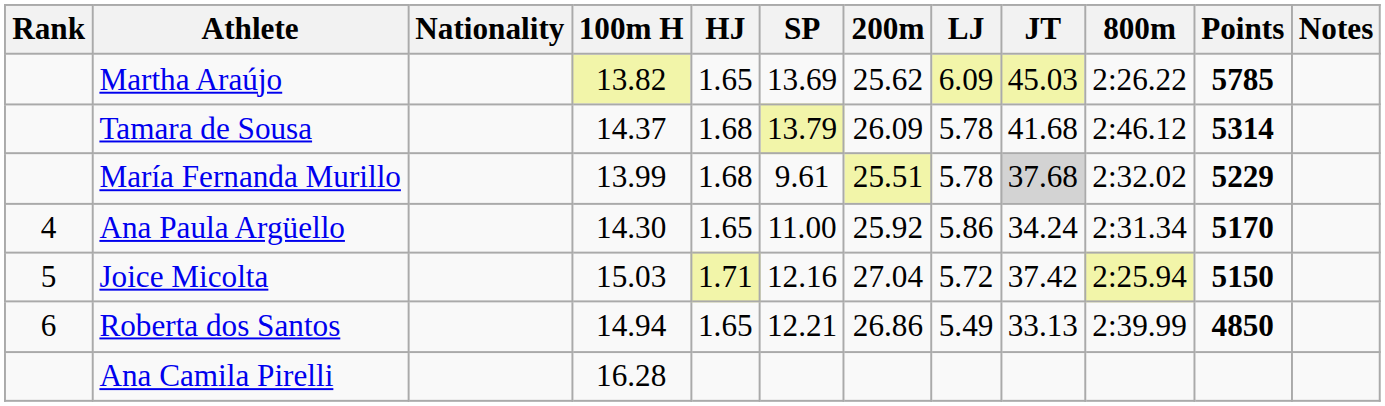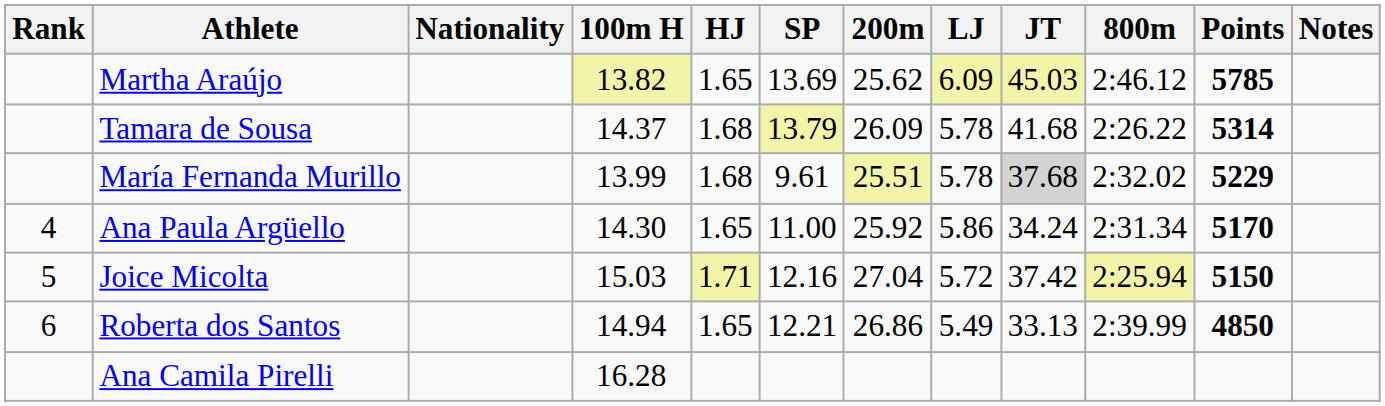(1140, 78) 2:26.22 -> (1140, 78) 2:46.12
(1140, 128) 2:46.12 -> (1140, 128) 2:26.22
